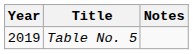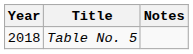(24, 38) 2019 -> (24, 38) 2018
